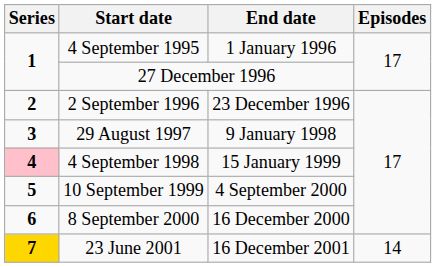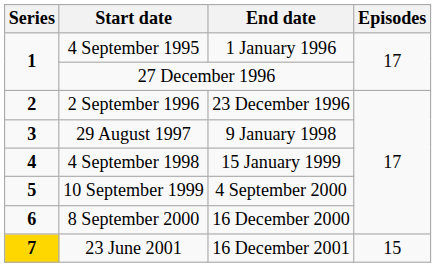(32, 162) pink background -> (32, 162) no background
(392, 248) 14 -> (392, 248) 15
